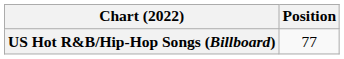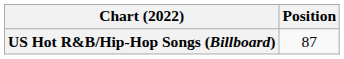(309, 41) 77 -> (309, 41) 87
